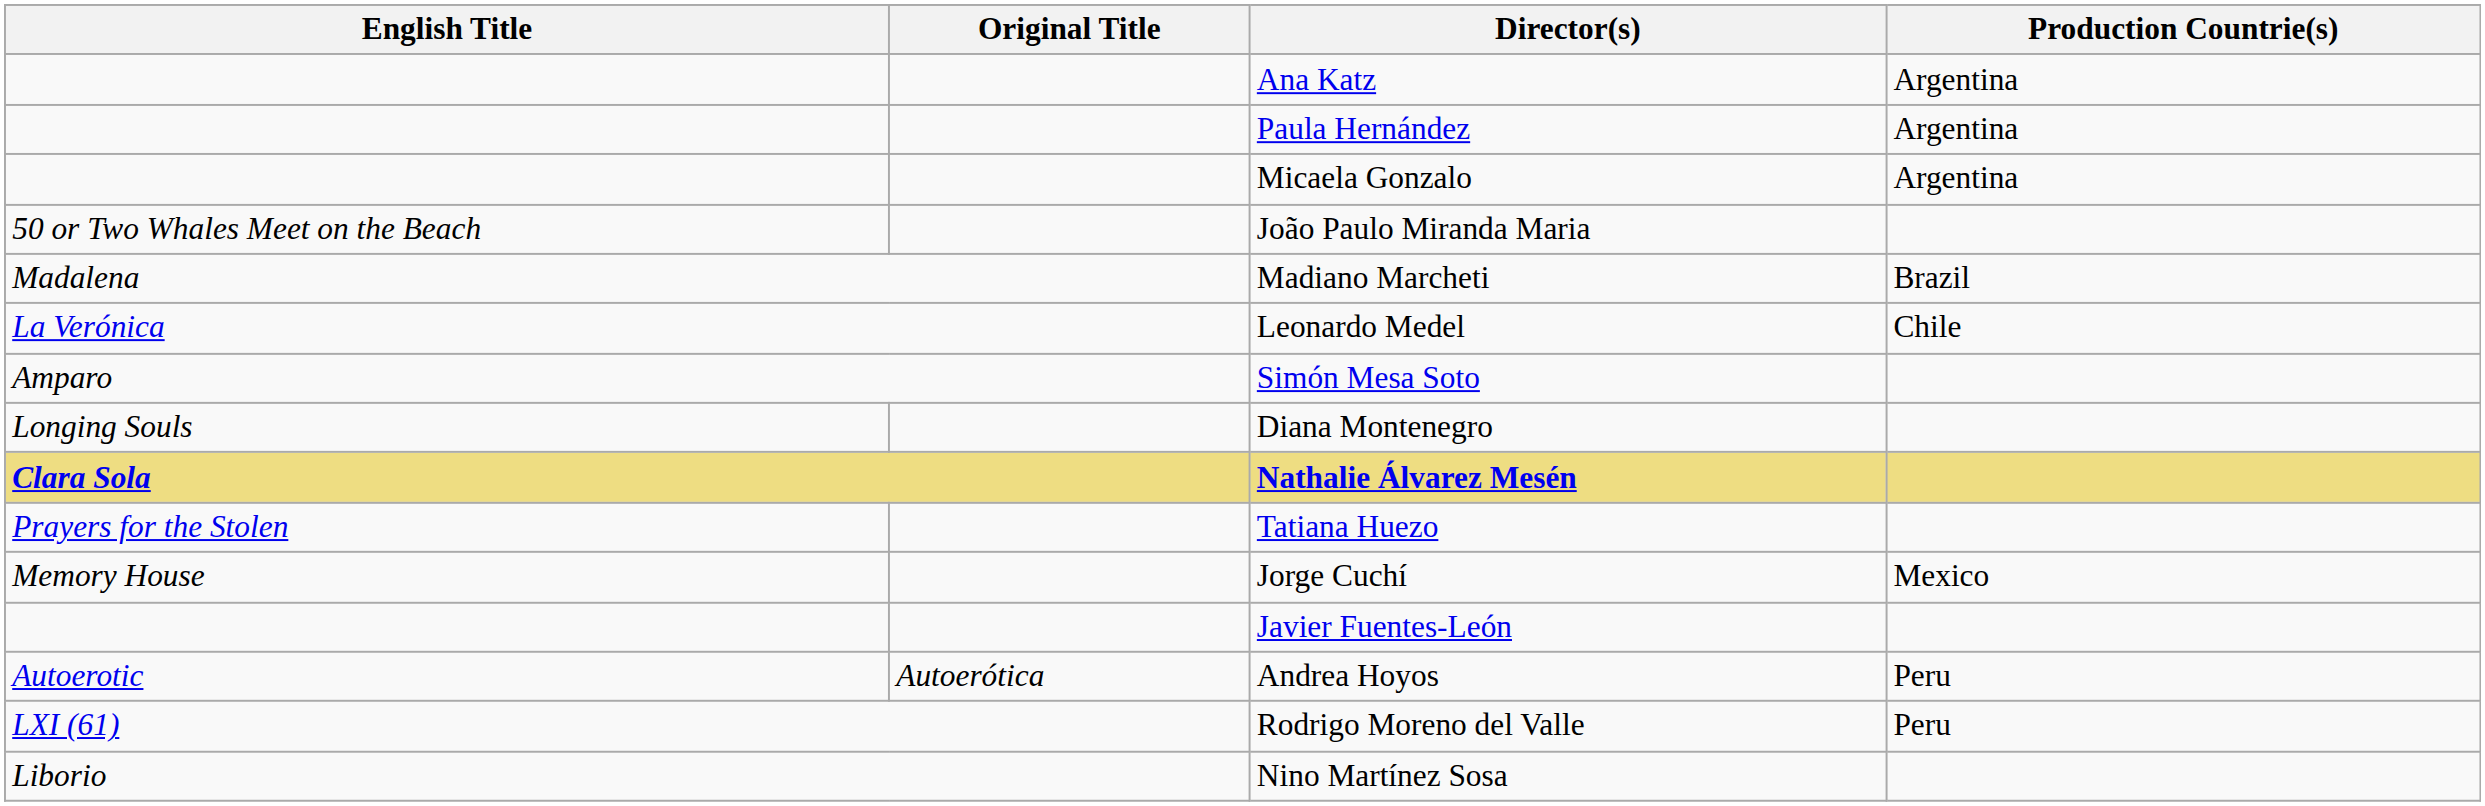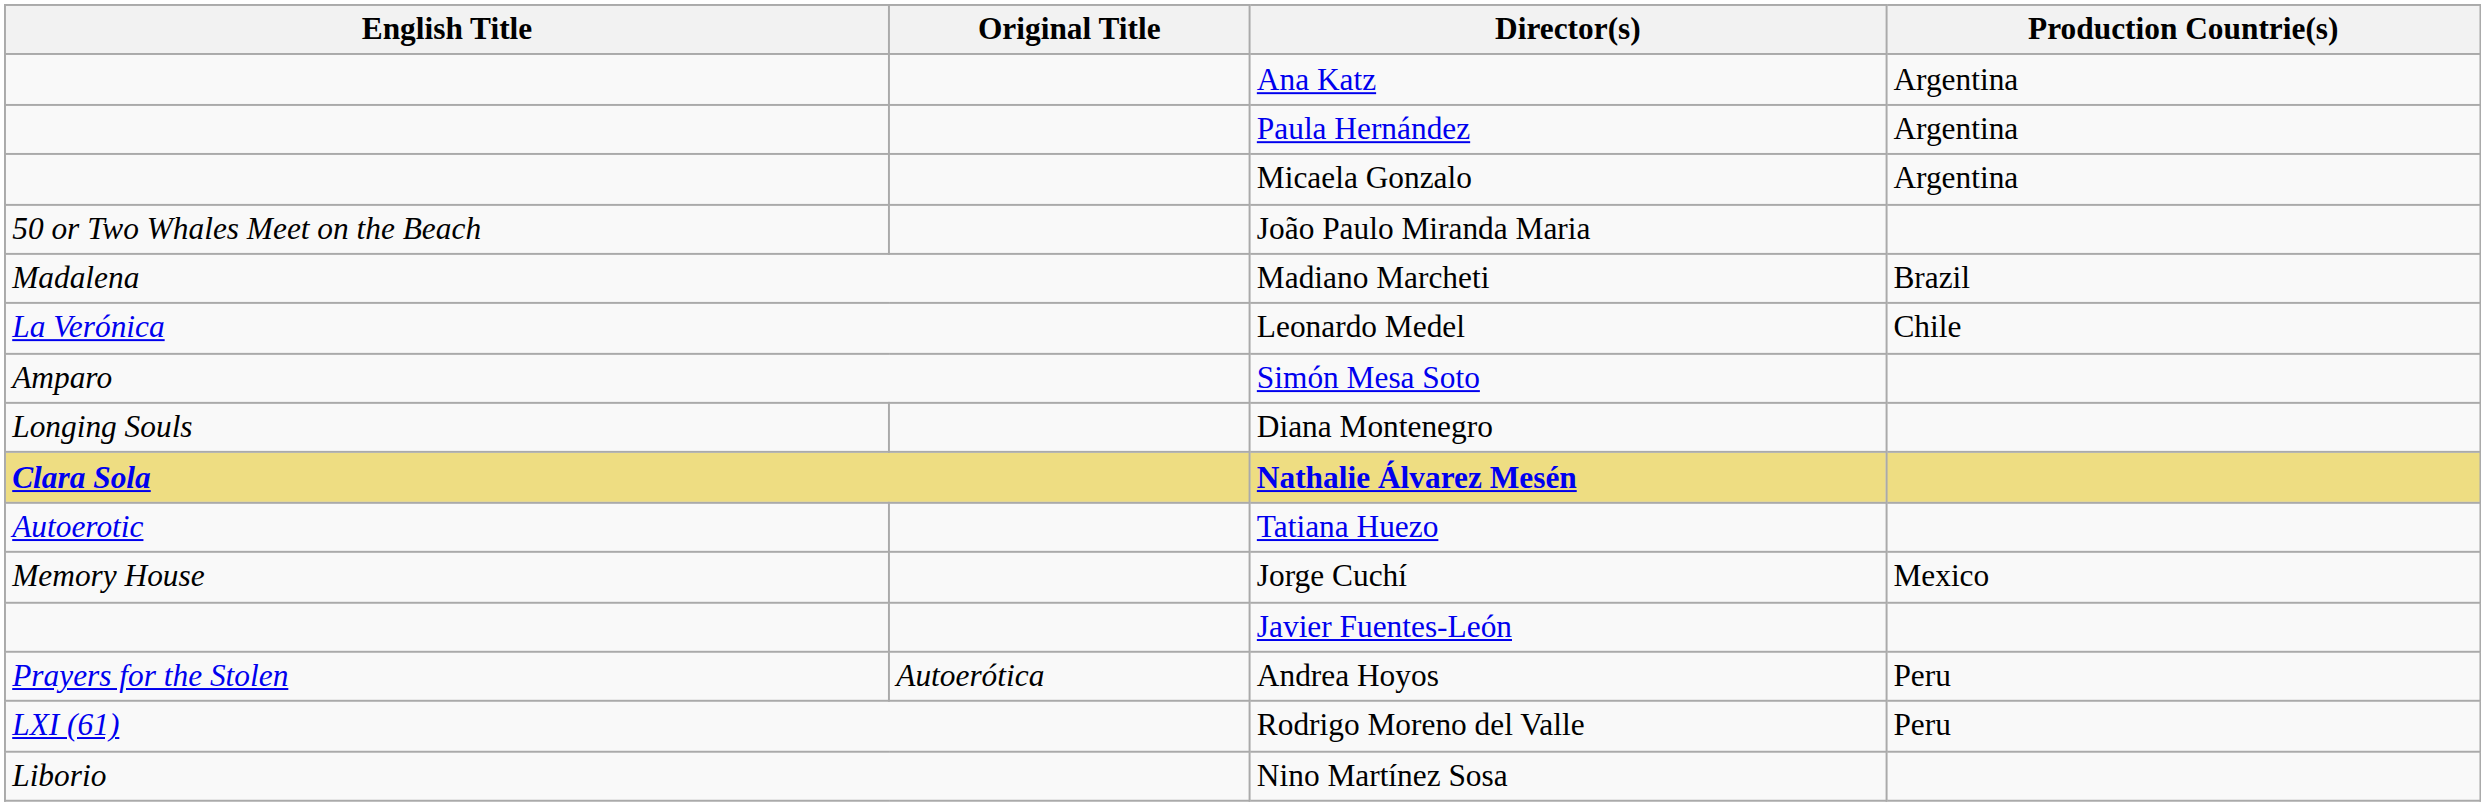(150, 526) Prayers for the Stolen -> (78, 526) Autoerotic
(78, 675) Autoerotic -> (150, 675) Prayers for the Stolen
